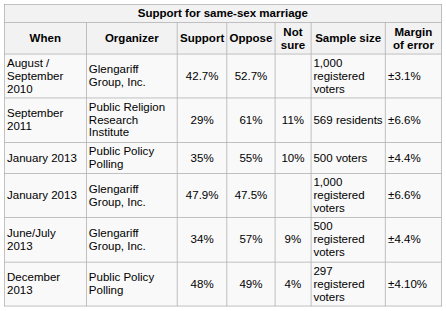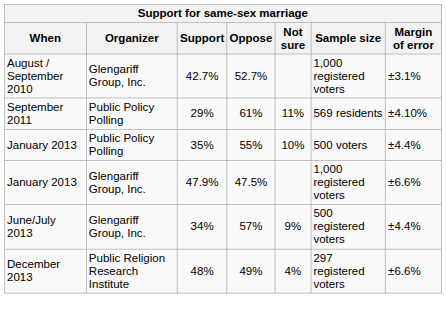(127, 120) Public Religion Research Institute -> (121, 113) Public Policy Polling
(404, 120) ±6.6% -> (408, 113) ±4.10%
(121, 284) Public Policy Polling -> (127, 271) Public Religion Research Institute
(408, 284) ±4.10% -> (404, 271) ±6.6%
